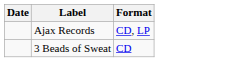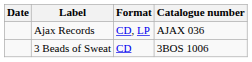+ column: (201, 13)
